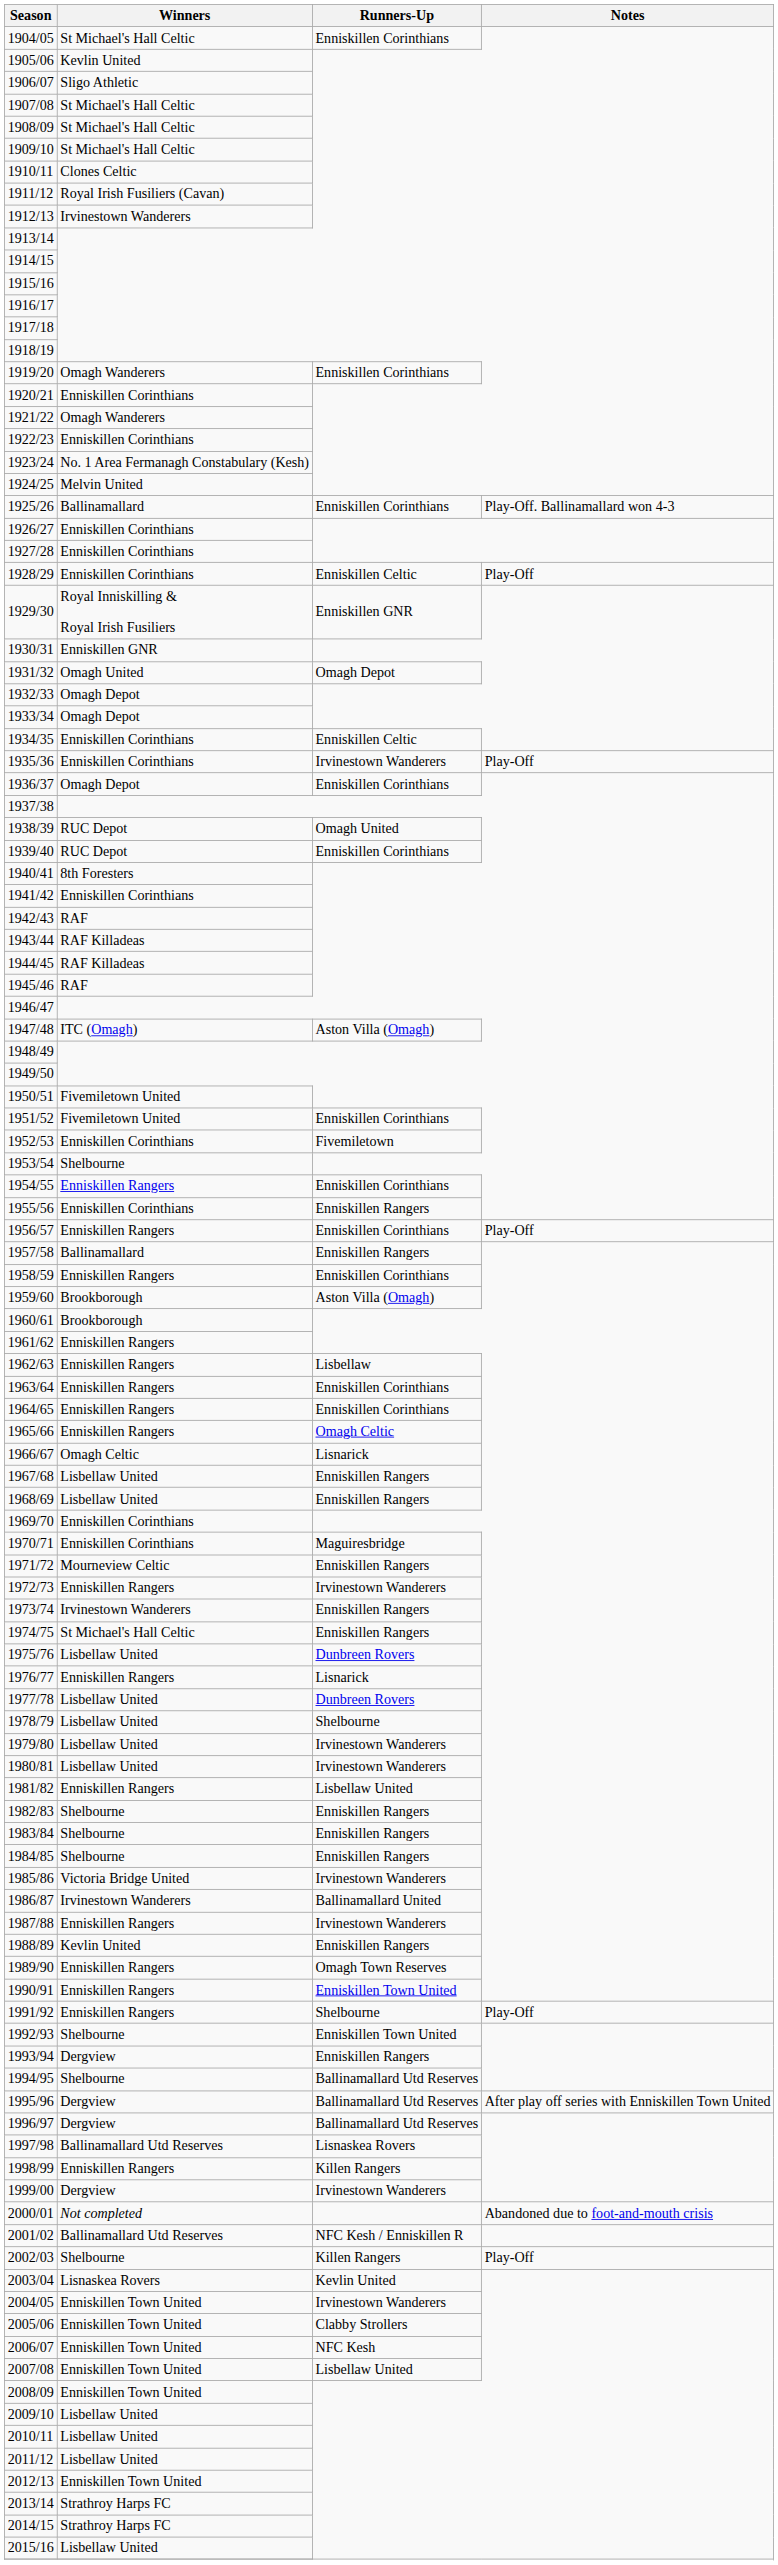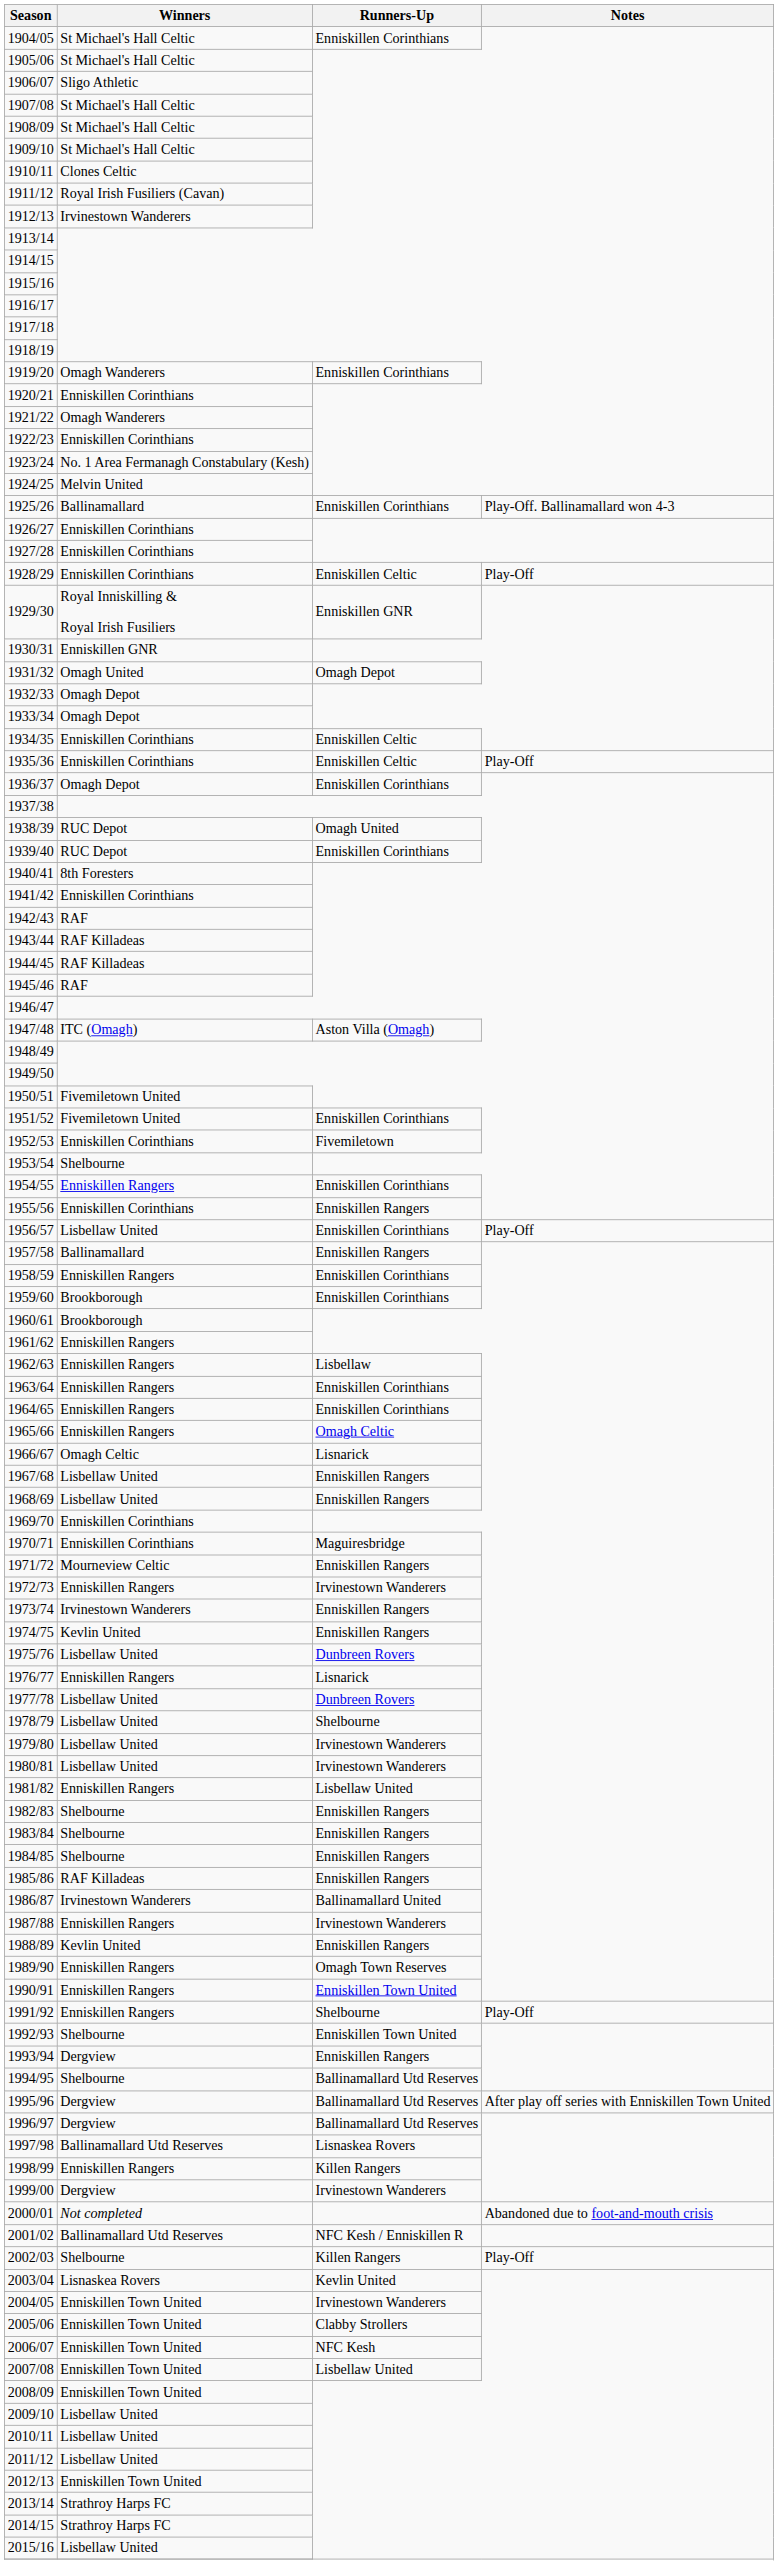(100, 60) Kevlin United -> (127, 60) St Michael's Hall Celtic
(381, 761) Irvinestown Wanderers -> (366, 761) Enniskillen Celtic
(117, 1230) Enniskillen Rangers -> (109, 1230) Lisbellaw United
(375, 1297) Aston Villa (Omagh) -> (382, 1297) Enniskillen Corinthians
(127, 1632) St Michael's Hall Celtic -> (100, 1632) Kevlin United
(125, 1878) Victoria Bridge United -> (102, 1878) RAF Killadeas
(381, 1878) Irvinestown Wanderers -> (372, 1878) Enniskillen Rangers
